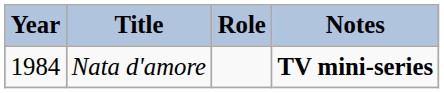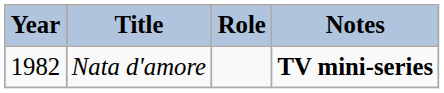(35, 66) 1984 -> (35, 66) 1982
